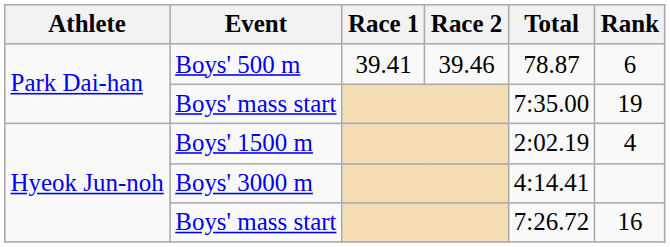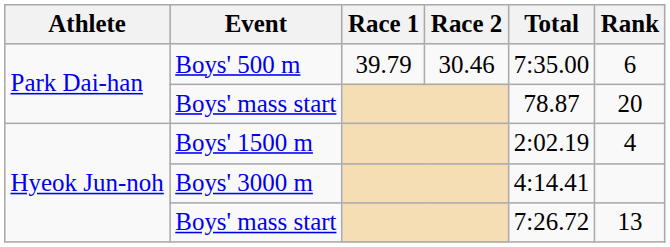(384, 63) 39.41 -> (384, 63) 39.79
(467, 63) 39.46 -> (467, 63) 30.46
(552, 63) 78.87 -> (552, 63) 7:35.00
(552, 103) 7:35.00 -> (552, 103) 78.87
(630, 103) 19 -> (630, 103) 20
(630, 222) 16 -> (630, 222) 13
